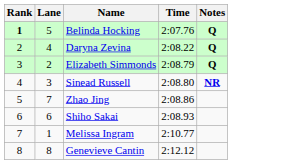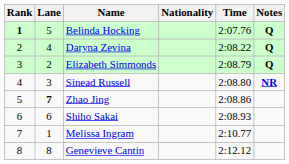+ column: (187, 13)
(49, 99) normal -> (49, 99) bold
